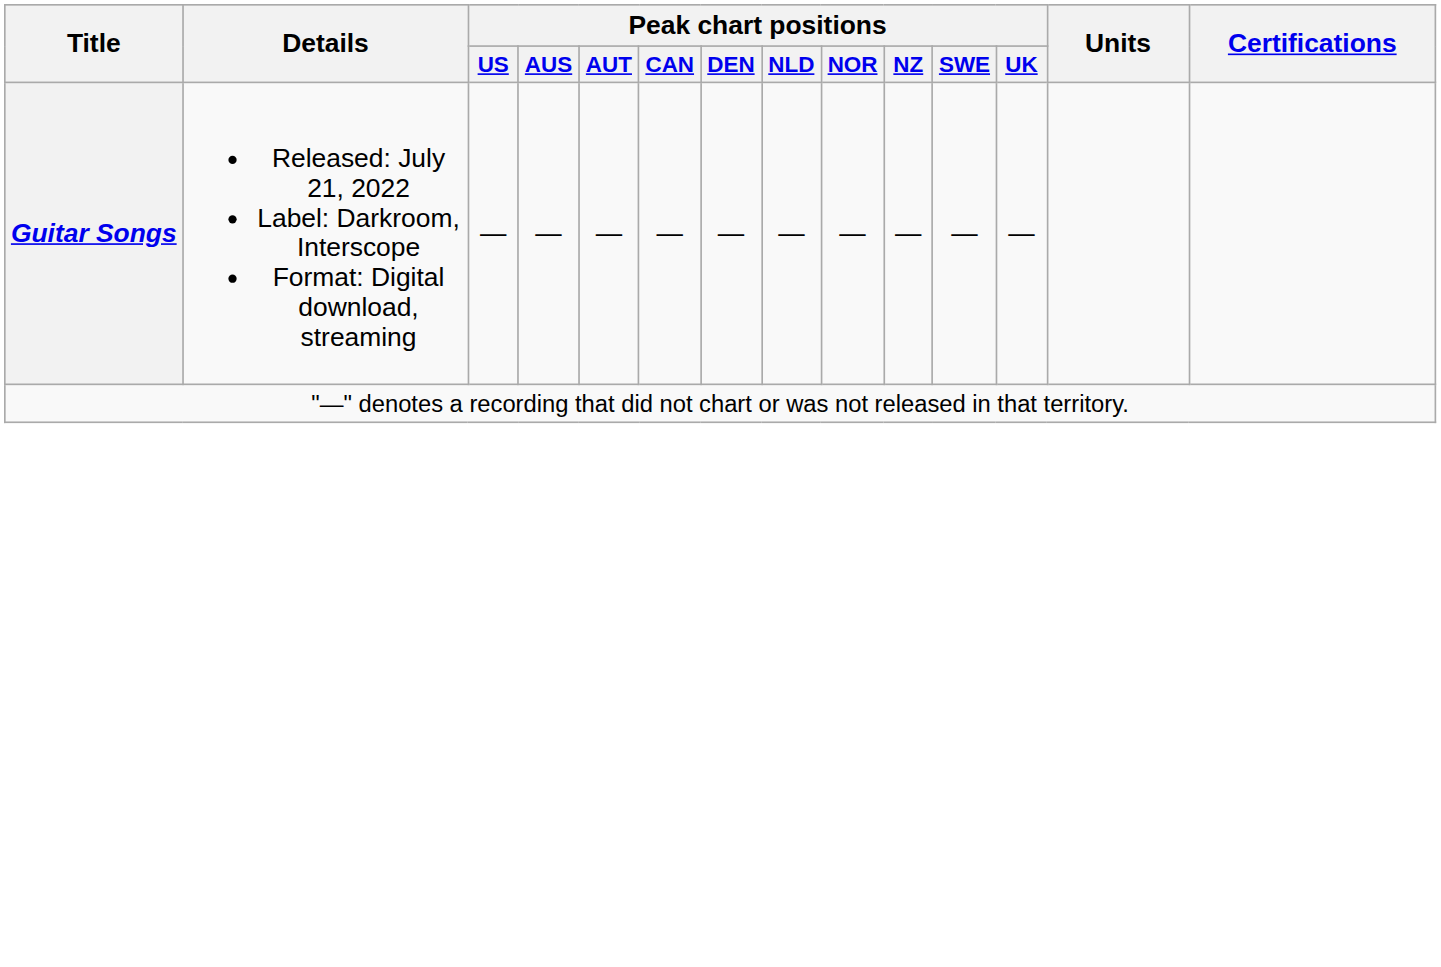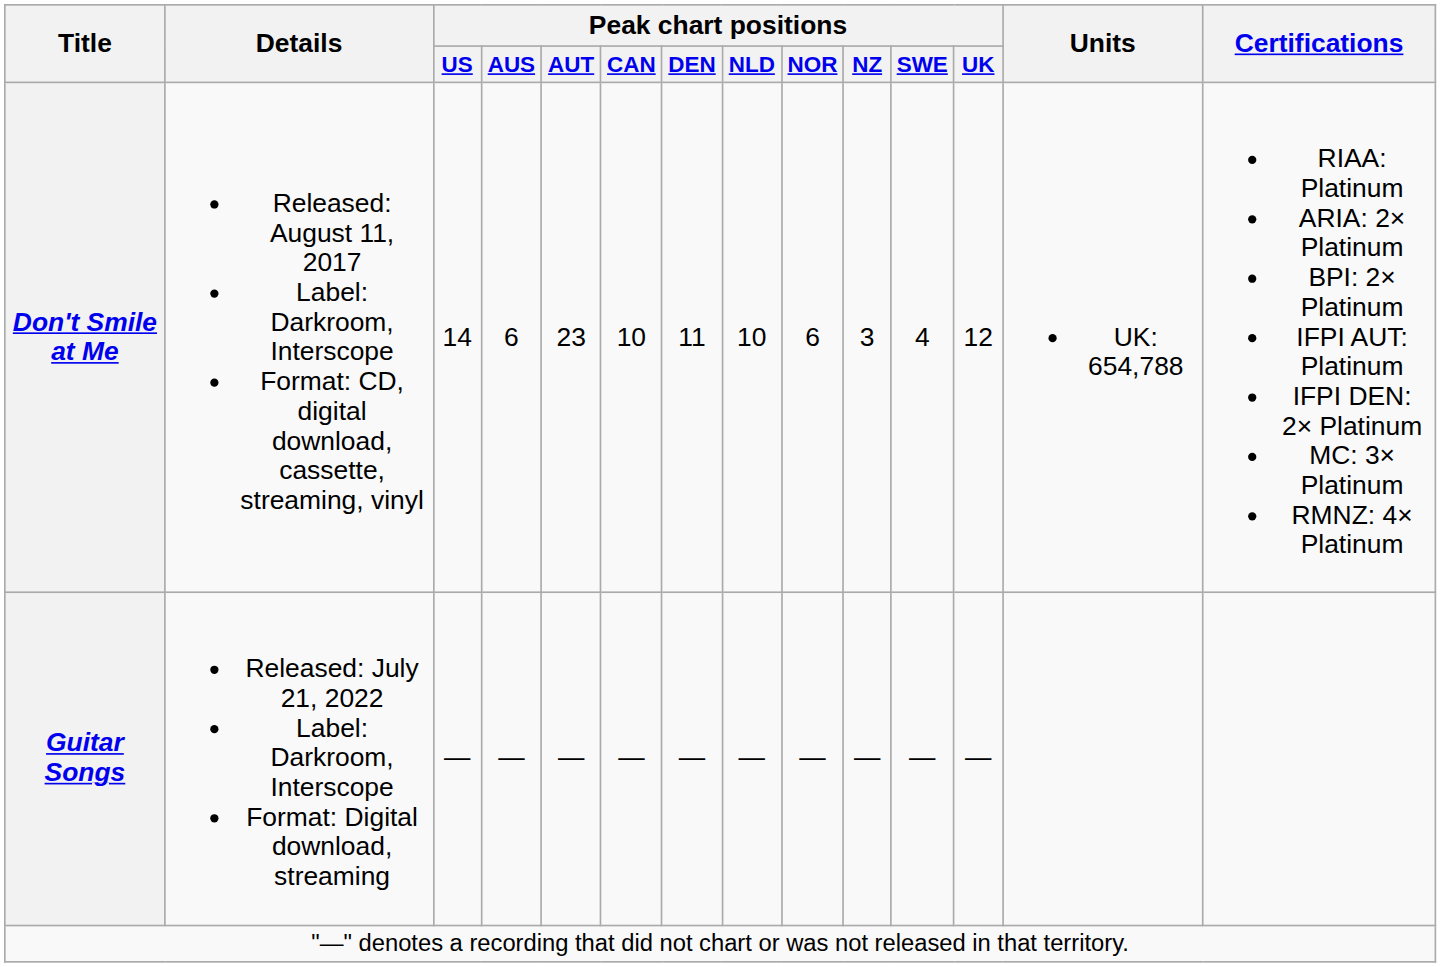+ row: (85, 336)
